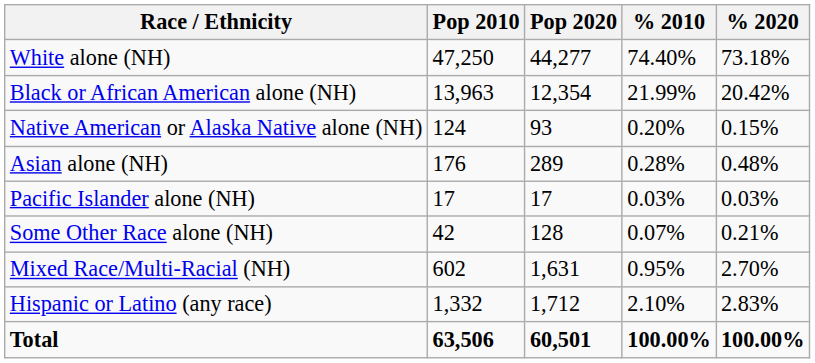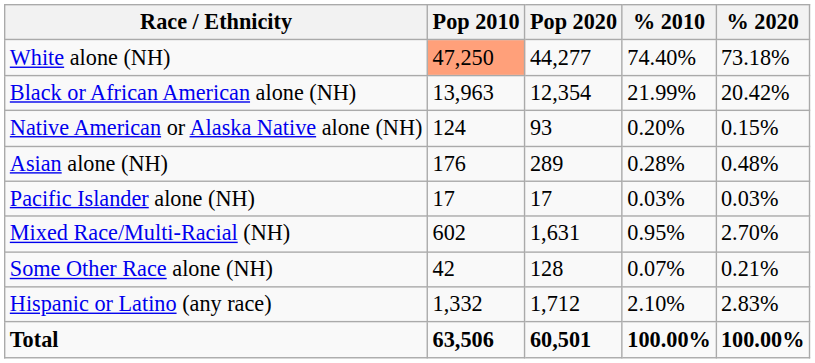(463, 57) no background -> (463, 57) lightsalmon background
rows swapped: (141, 233) <-> (150, 269)
